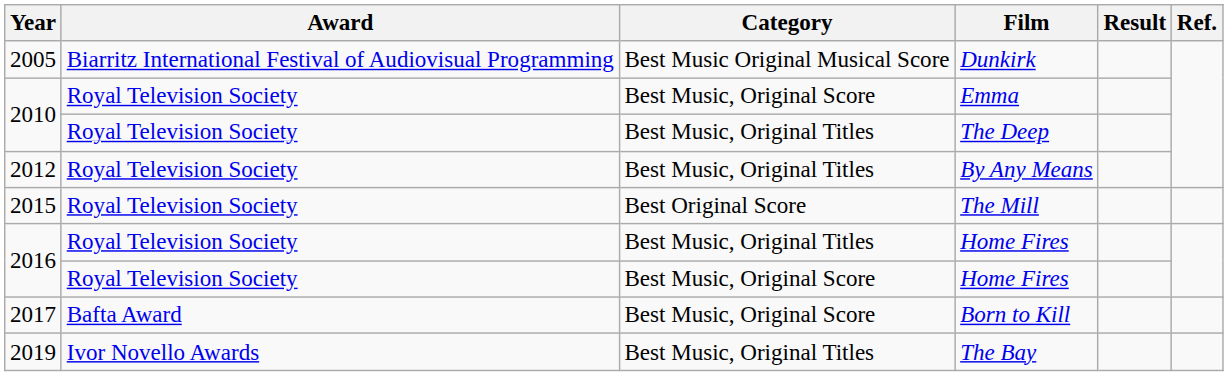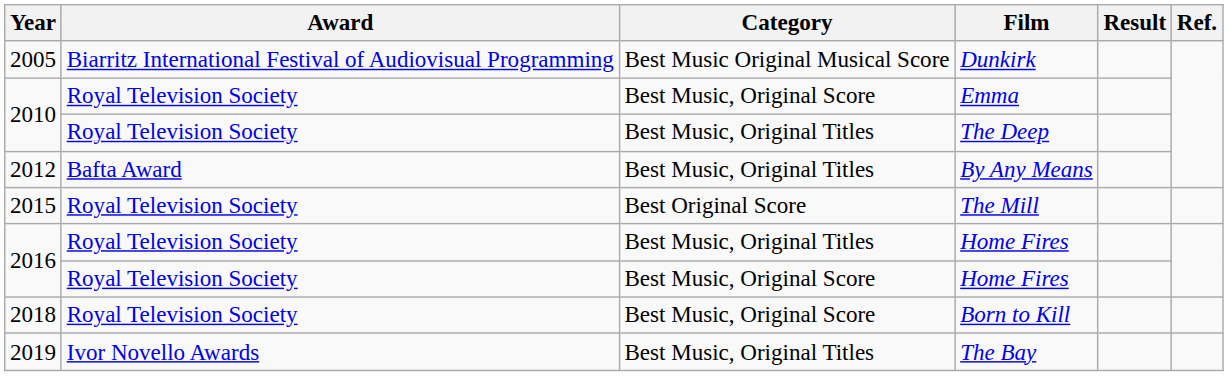(182, 168) Royal Television Society -> (124, 168) Bafta Award
(33, 315) 2017 -> (33, 315) 2018
(124, 315) Bafta Award -> (182, 315) Royal Television Society
